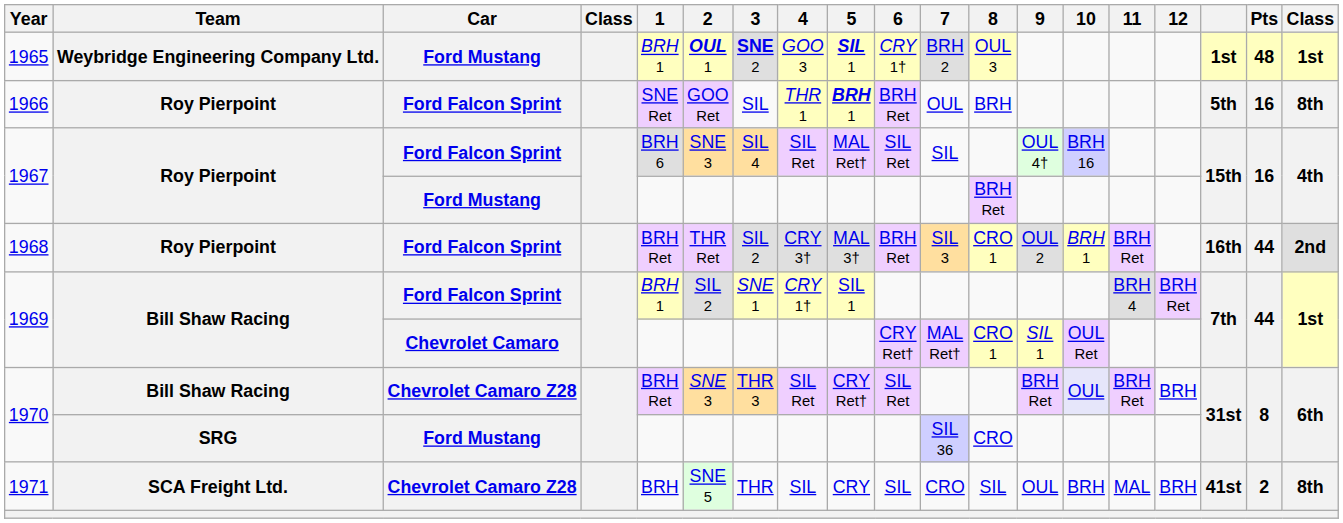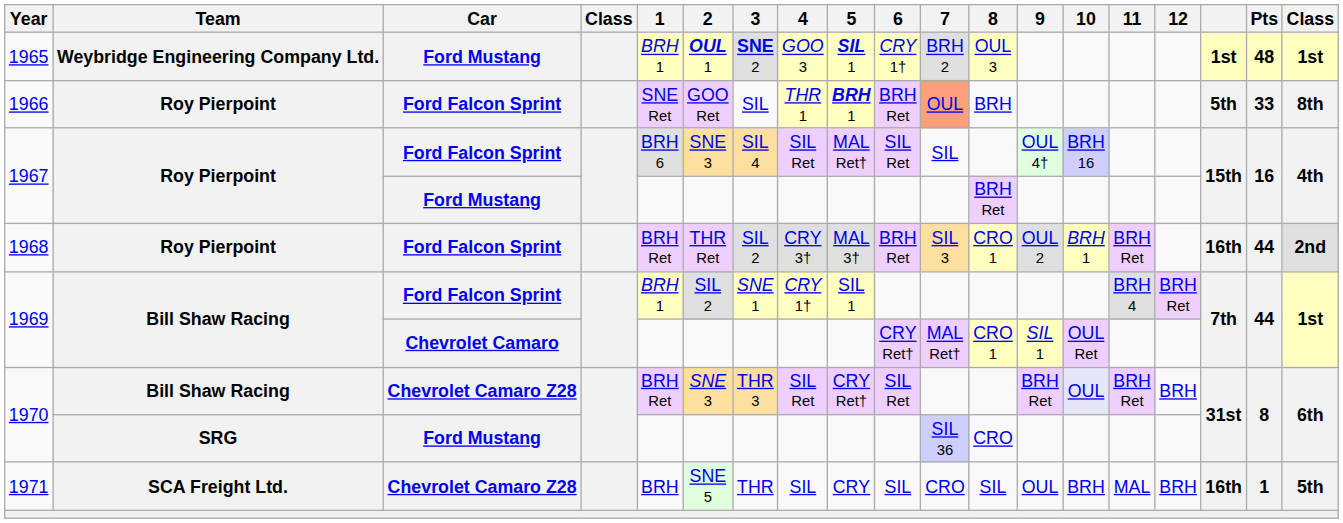(945, 104) no background -> (945, 104) lightsalmon background
(1264, 104) 16 -> (1264, 104) 33
(1224, 486) 41st -> (1224, 486) 16th
(1264, 486) 2 -> (1264, 486) 1
(1310, 486) 8th -> (1310, 486) 5th
